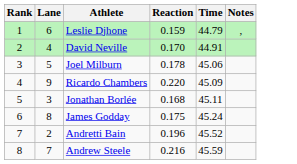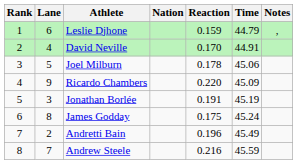+ column: (168, 13)
(173, 99) 0.168 -> (209, 99) 0.191
(211, 99) 45.11 -> (247, 99) 45.19
(211, 133) 45.52 -> (247, 133) 45.49
